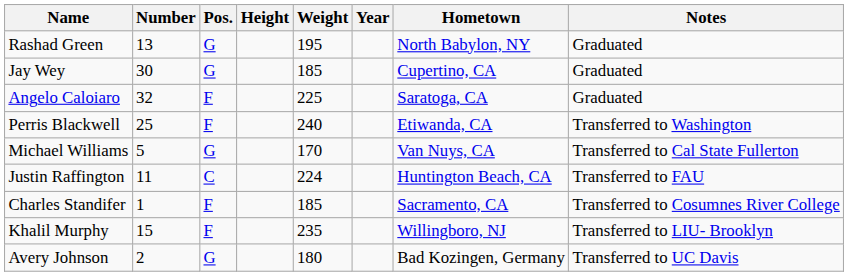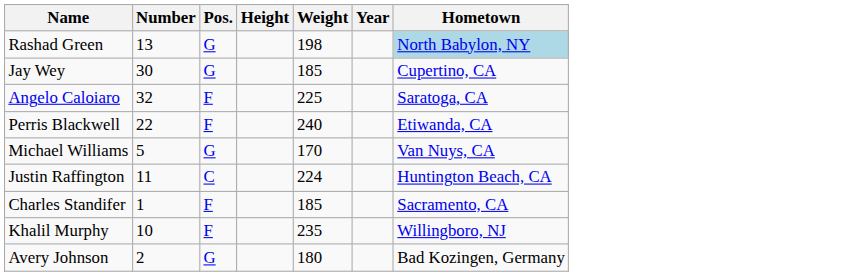- column: (706, 17)
(310, 44) 195 -> (310, 44) 198
(464, 44) no background -> (464, 44) lightblue background
(144, 124) 25 -> (144, 124) 22
(144, 230) 15 -> (144, 230) 10
